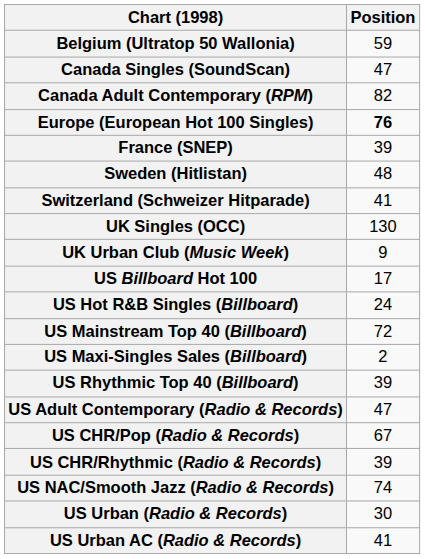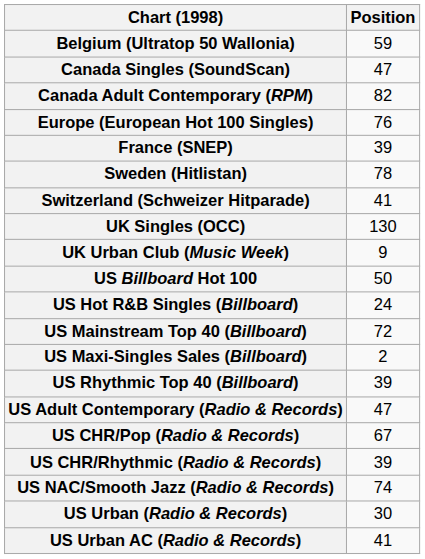(383, 122) bold -> (383, 122) normal
(383, 174) 48 -> (383, 174) 78
(383, 278) 17 -> (383, 278) 50
